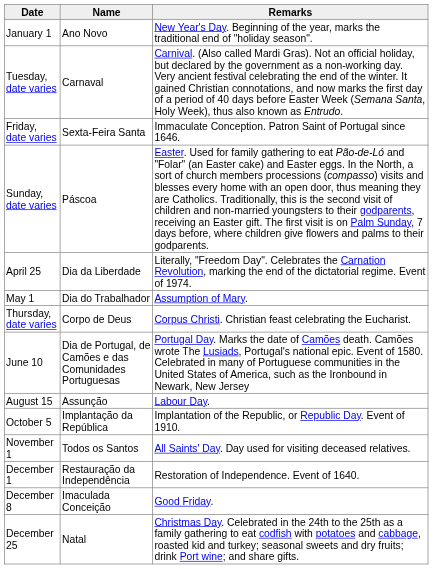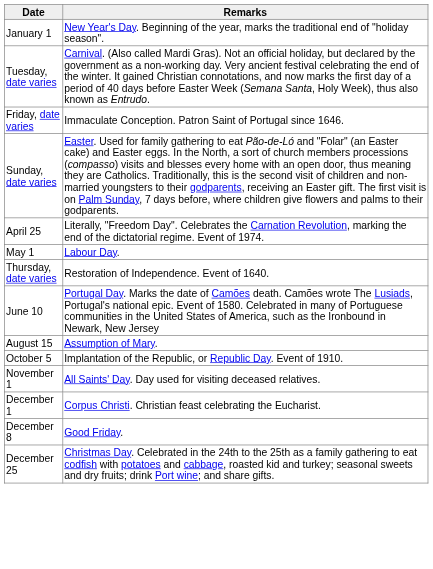- column: (107, 12)
(201, 298) Assumption of Mary. -> (92, 252) Labour Day.
(283, 319) Corpus Christi. Christian feast celebrating the Eucharist. -> (167, 273) Restoration of Independence. Event of 1640.
(182, 401) Labour Day. -> (111, 343) Assumption of Mary.
(257, 475) Restoration of Independence. Event of 1640. -> (193, 405) Corpus Christi. Christian feast celebrating the Eucharist.
